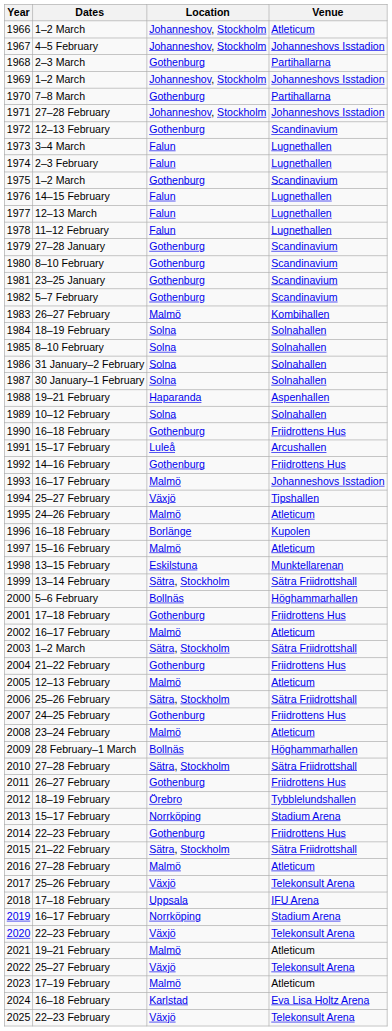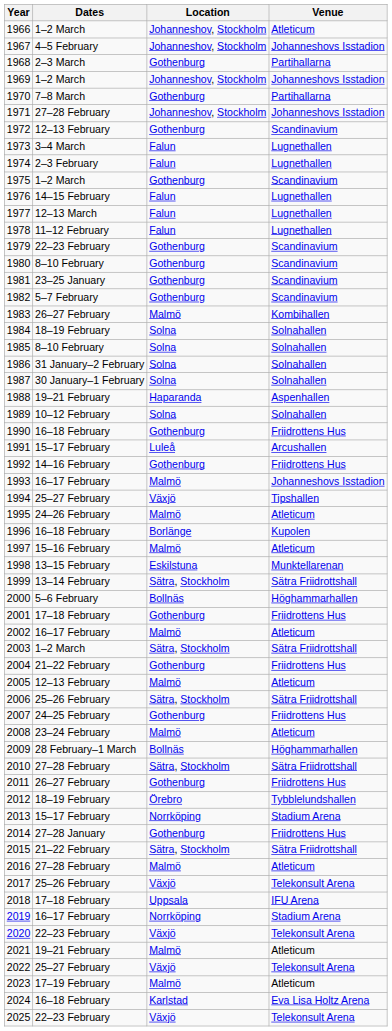(70, 247) 27–28 January -> (72, 247) 22–23 February
(72, 833) 22–23 February -> (70, 833) 27–28 January
